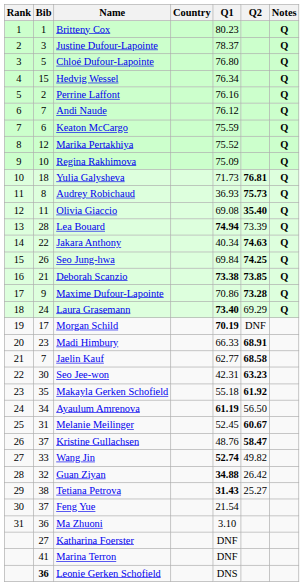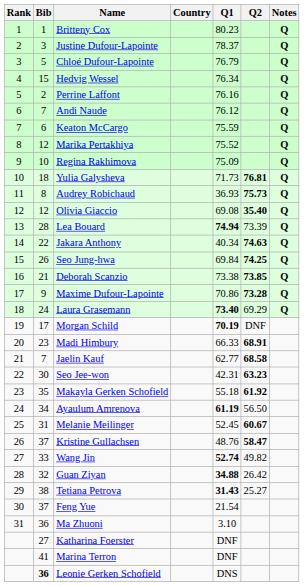(227, 62) 76.80 -> (227, 62) 76.79
(44, 210) 11 -> (44, 210) 12
(227, 276) bold -> (227, 276) normal
